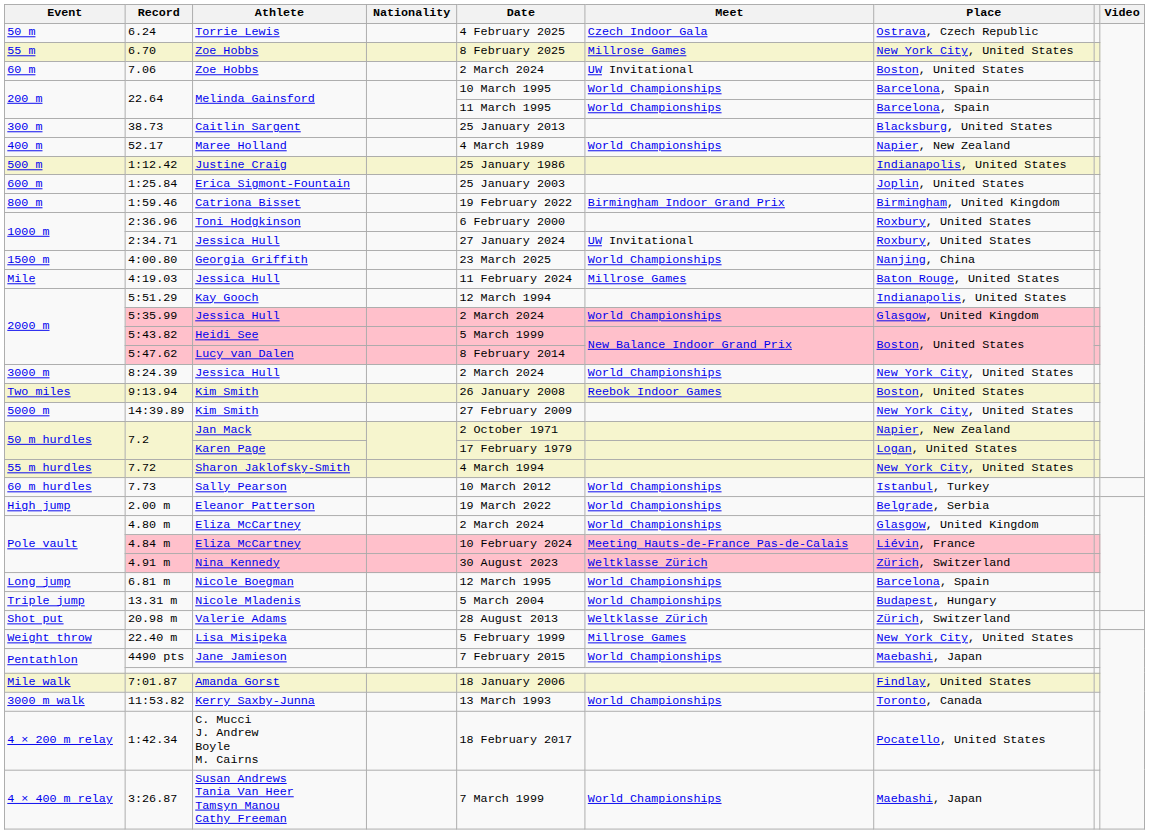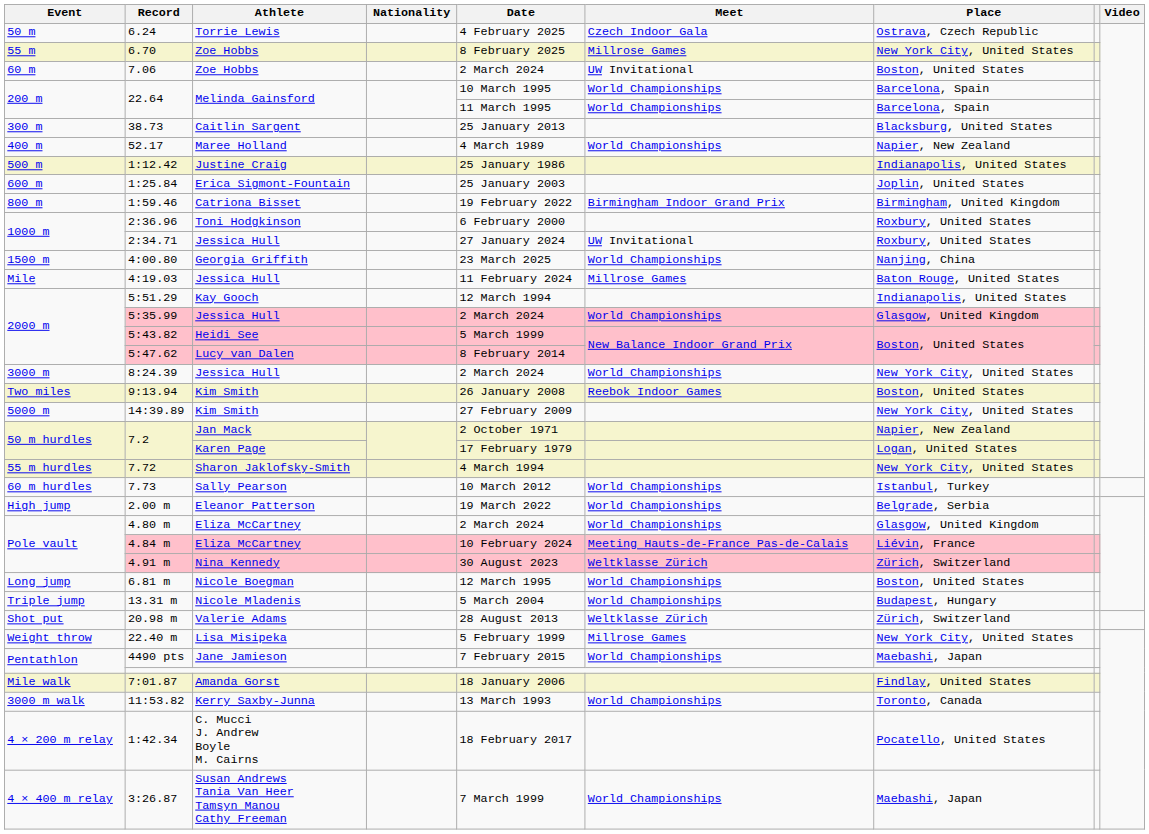(933, 583) Barcelona, Spain -> (950, 583) Boston, United States
